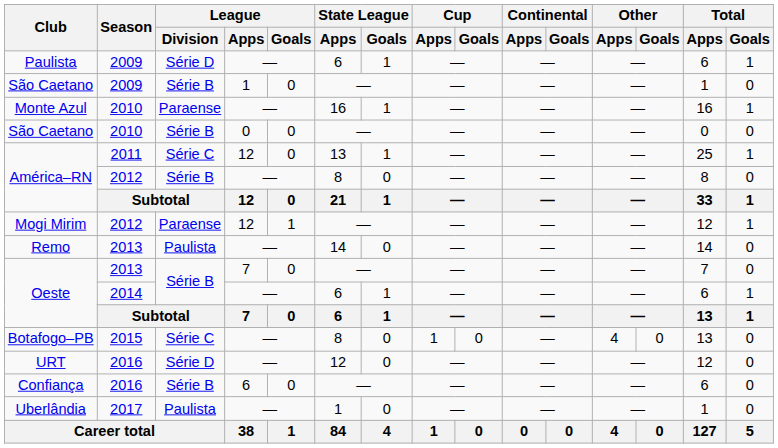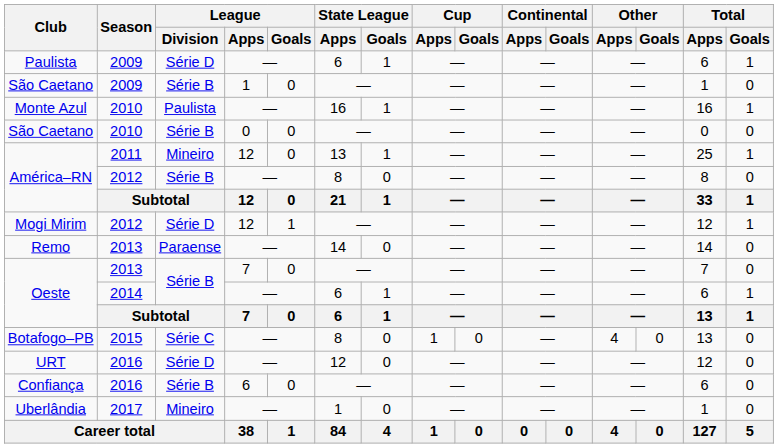(190, 108) Paraense -> (190, 108) Paulista
(190, 154) Série C -> (190, 154) Mineiro
(190, 223) Paraense -> (190, 223) Série D
(190, 246) Paulista -> (190, 246) Paraense
(190, 408) Paulista -> (190, 408) Mineiro
